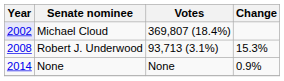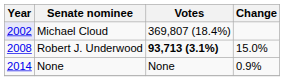(183, 48) normal -> (183, 48) bold
(252, 48) 15.3% -> (252, 48) 15.0%
